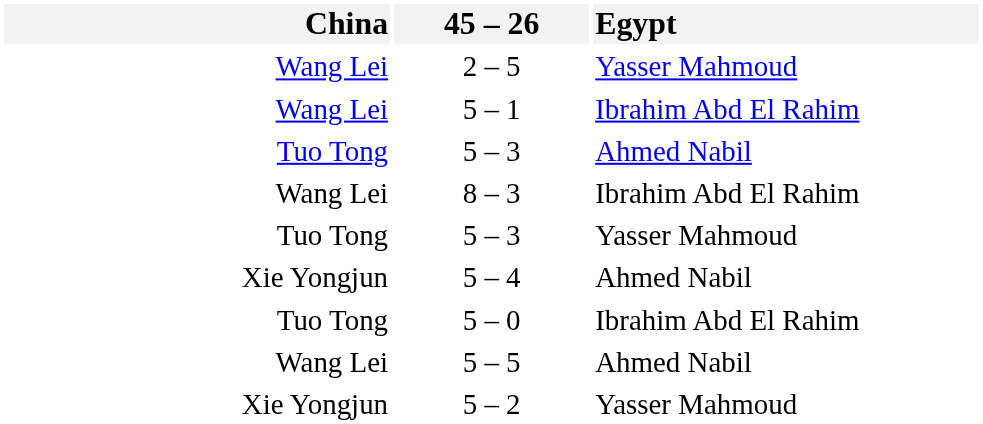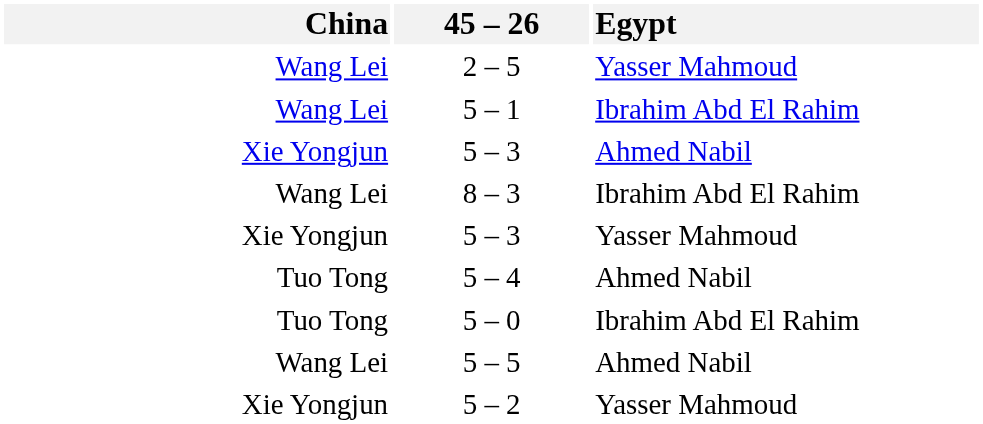(332, 151) Tuo Tong -> (315, 151) Xie Yongjun
(332, 235) Tuo Tong -> (315, 235) Xie Yongjun
(315, 277) Xie Yongjun -> (332, 277) Tuo Tong
